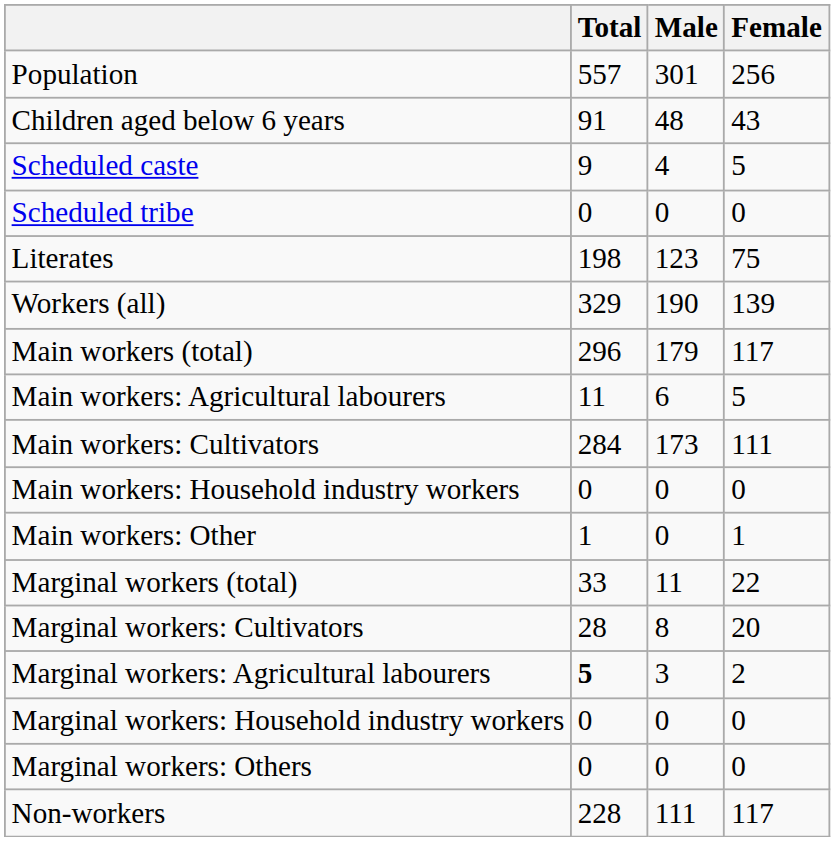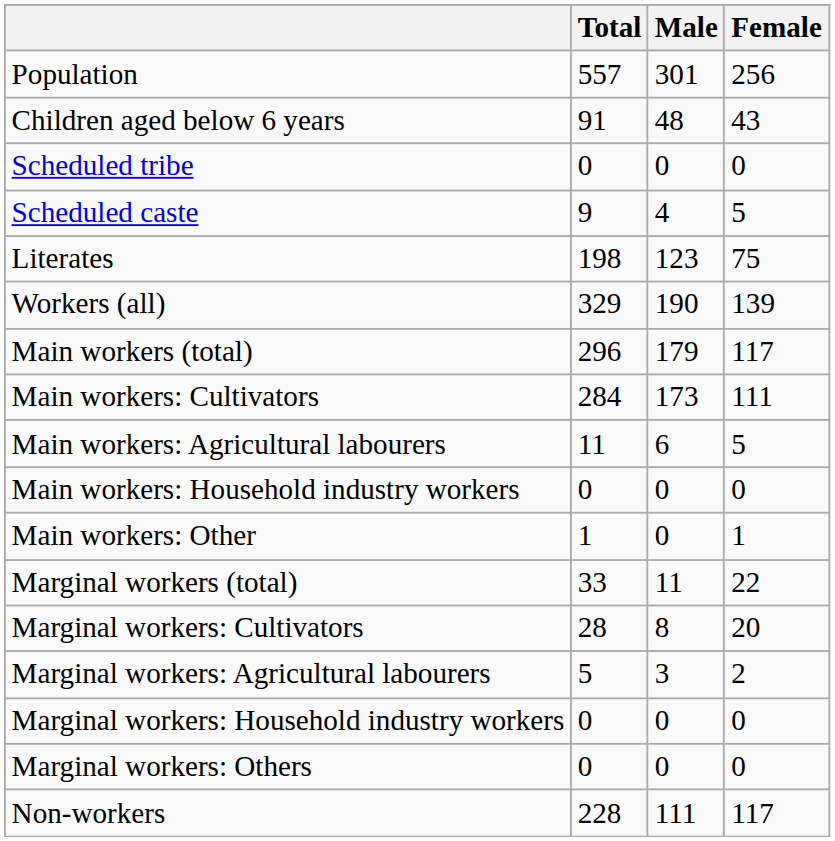rows swapped: (105, 166) <-> (103, 212)
rows swapped: (165, 443) <-> (229, 397)
(585, 674) bold -> (585, 674) normal
